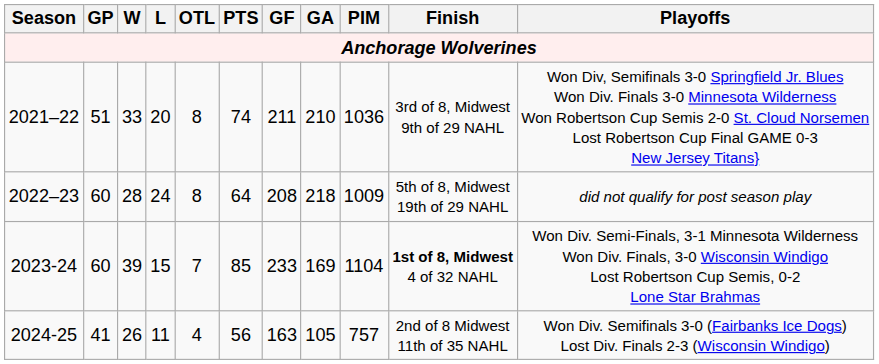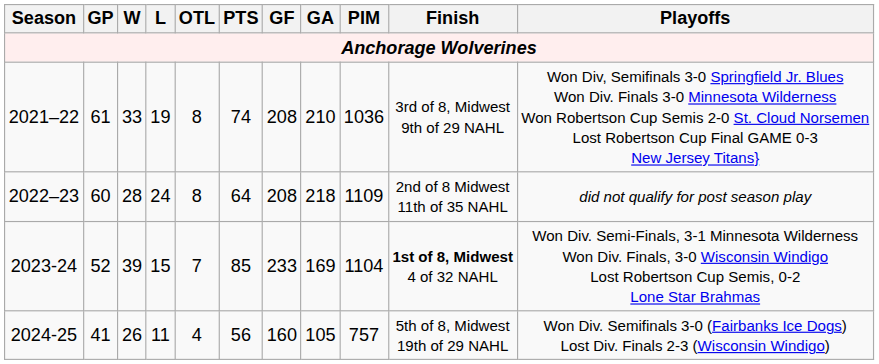(101, 116) 51 -> (101, 116) 61
(160, 116) 20 -> (160, 116) 19
(282, 116) 211 -> (282, 116) 208
(364, 196) 1009 -> (364, 196) 1109
(453, 197) 5th of 8, Midwest 19th of 29 NAHL -> (453, 197) 2nd of 8 Midwest 11th of 35 NAHL
(101, 265) 60 -> (101, 265) 52
(282, 335) 163 -> (282, 335) 160
(453, 336) 2nd of 8 Midwest 11th of 35 NAHL -> (453, 336) 5th of 8, Midwest 19th of 29 NAHL
